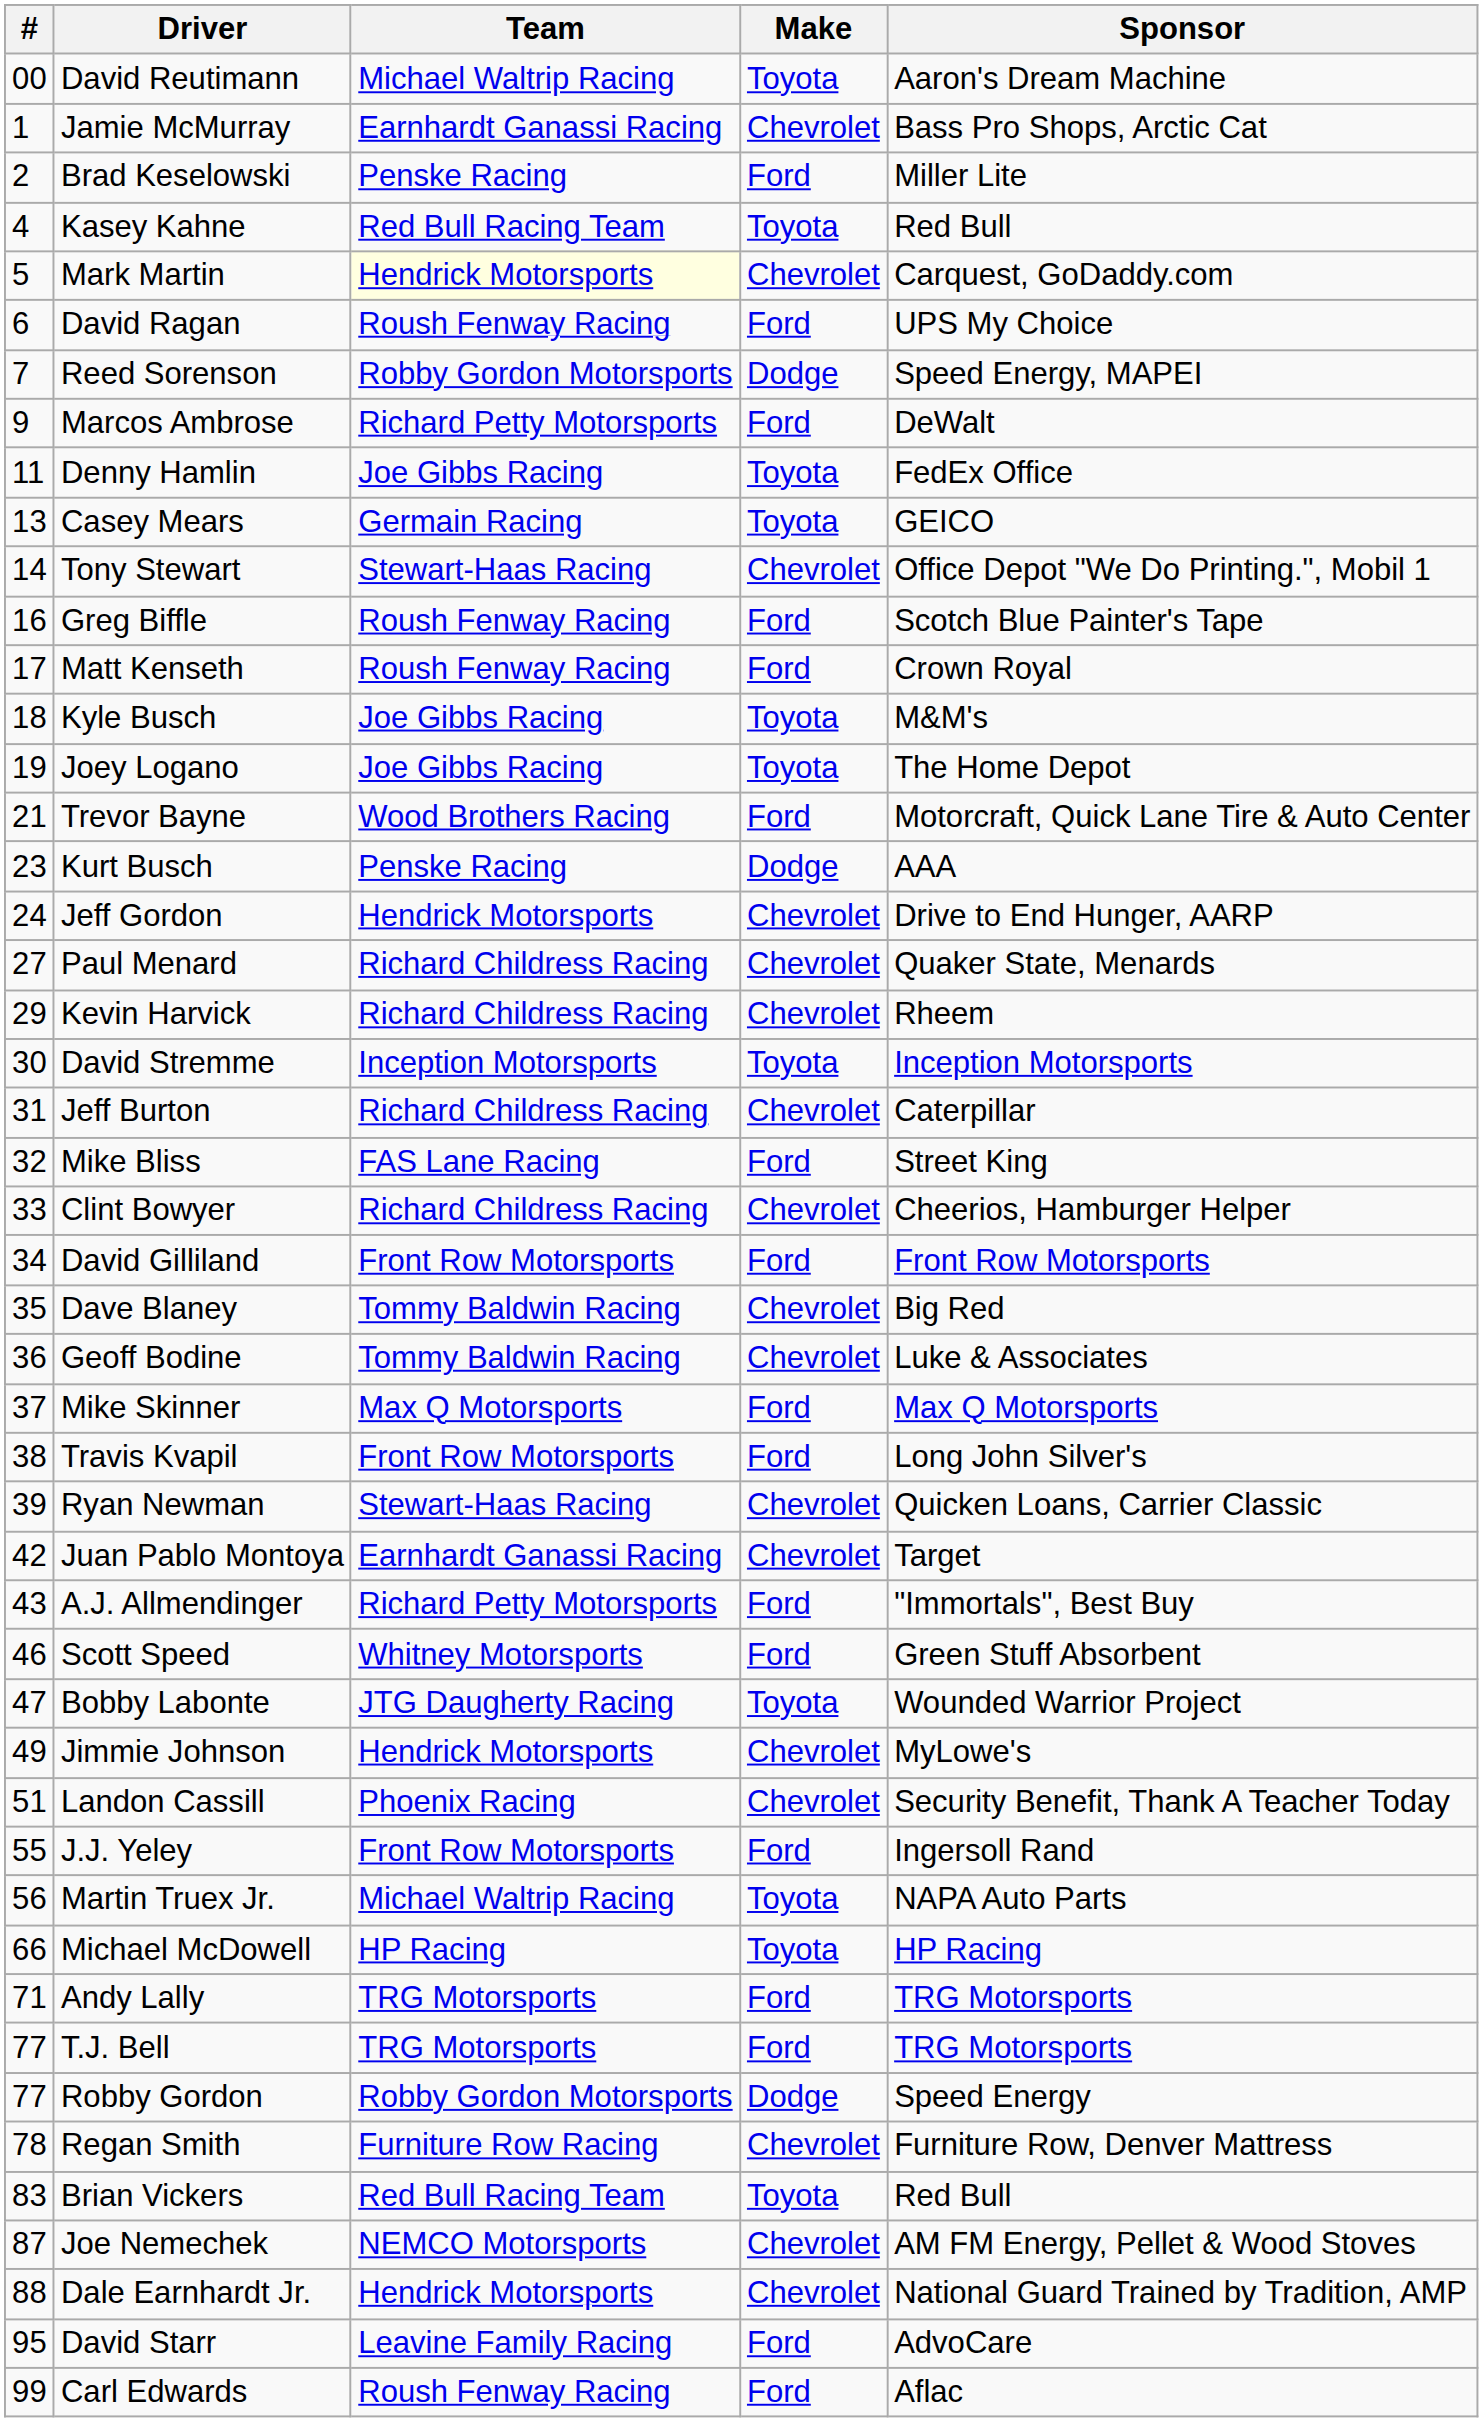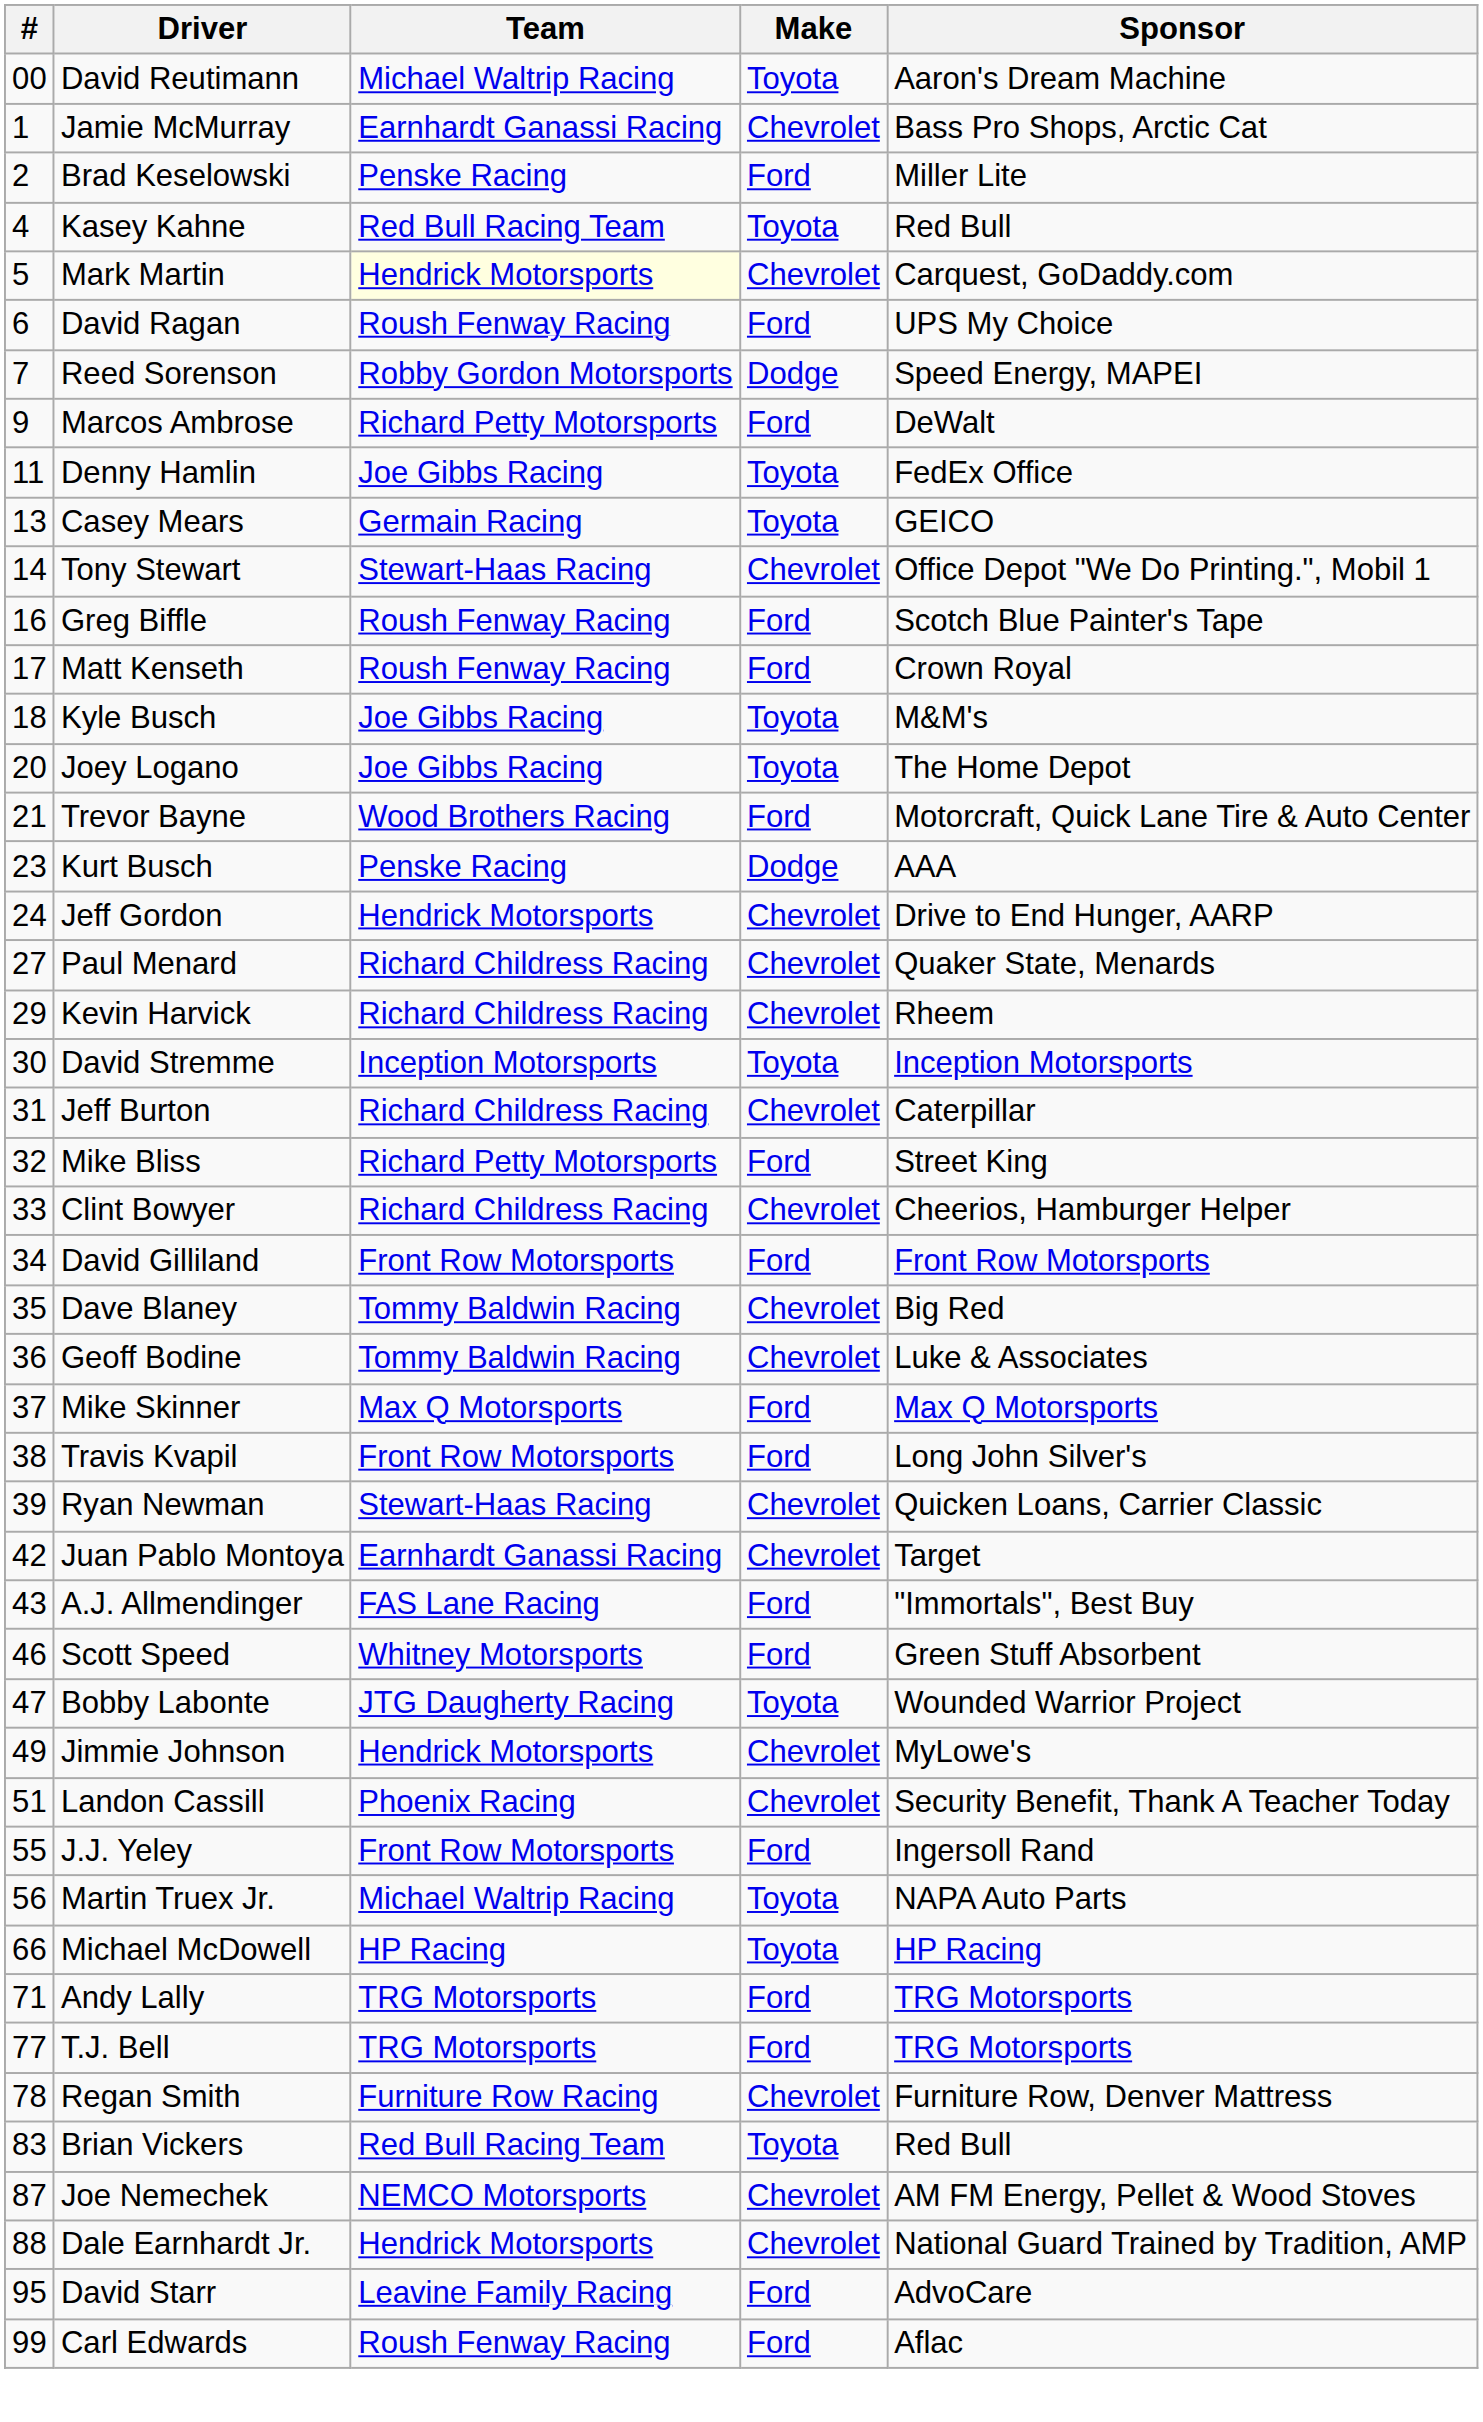(29, 767) 19 -> (29, 767) 20
(479, 1161) FAS Lane Racing -> (538, 1161) Richard Petty Motorsports
(538, 1604) Richard Petty Motorsports -> (479, 1604) FAS Lane Racing
- row: (162, 2096)
